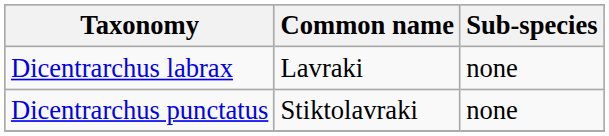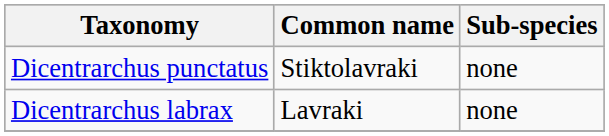rows swapped: (122, 67) <-> (140, 109)
